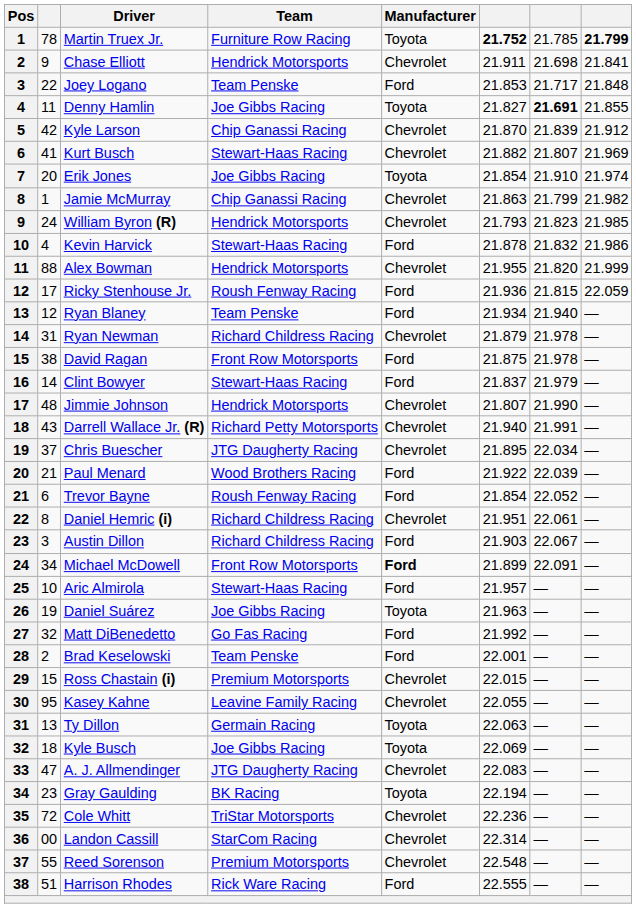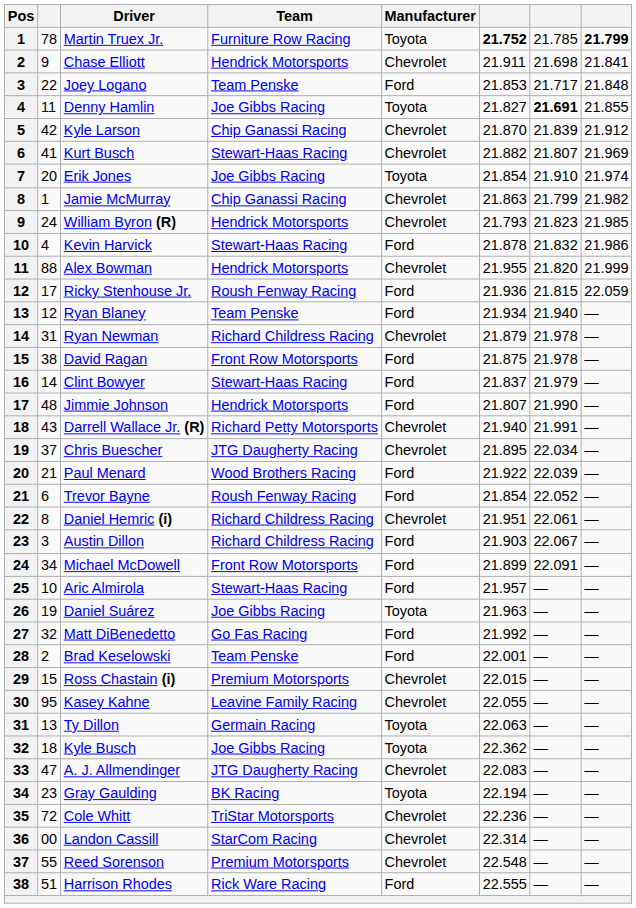(415, 405) Chevrolet -> (399, 405) Ford
(401, 565) bold -> (399, 565) normal
(505, 748) 22.069 -> (505, 748) 22.362
